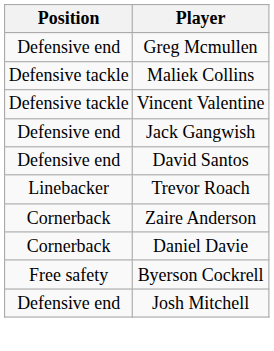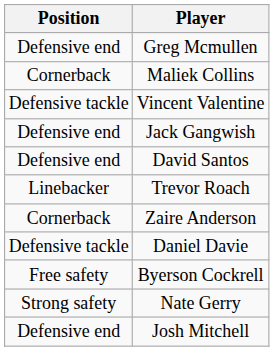(69, 75) Defensive tackle -> (69, 75) Cornerback
(69, 246) Cornerback -> (69, 246) Defensive tackle
+ row: (201, 302)
